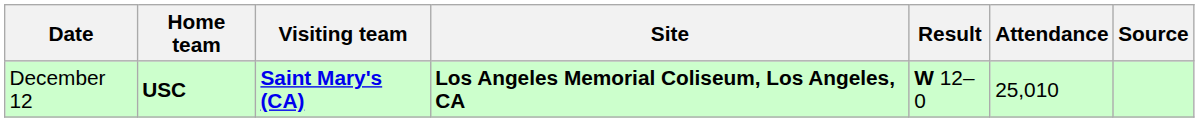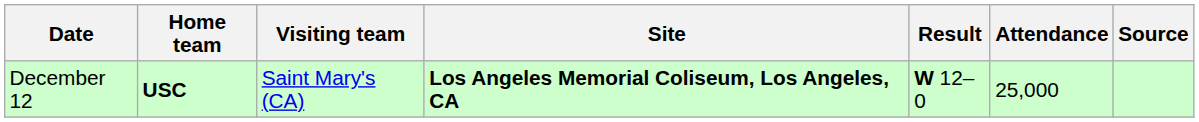(321, 89) bold -> (319, 89) normal
(1027, 89) 25,010 -> (1027, 89) 25,000
